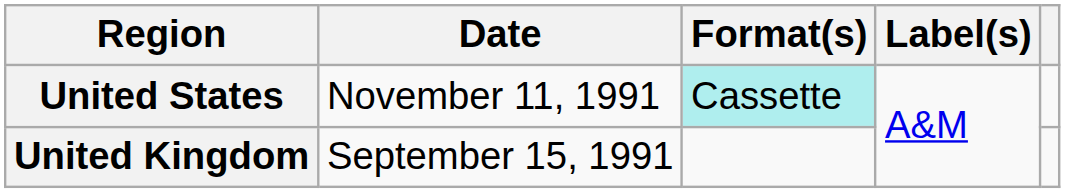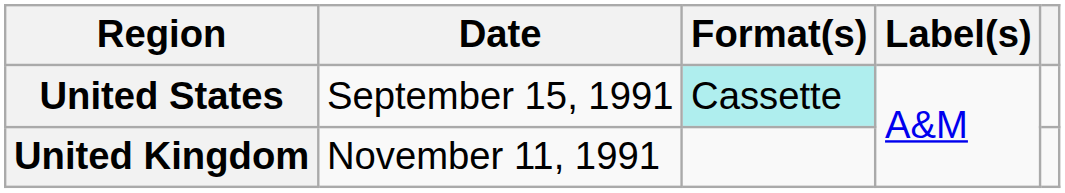(493, 95) November 11, 1991 -> (500, 95) September 15, 1991
(500, 156) September 15, 1991 -> (493, 156) November 11, 1991
